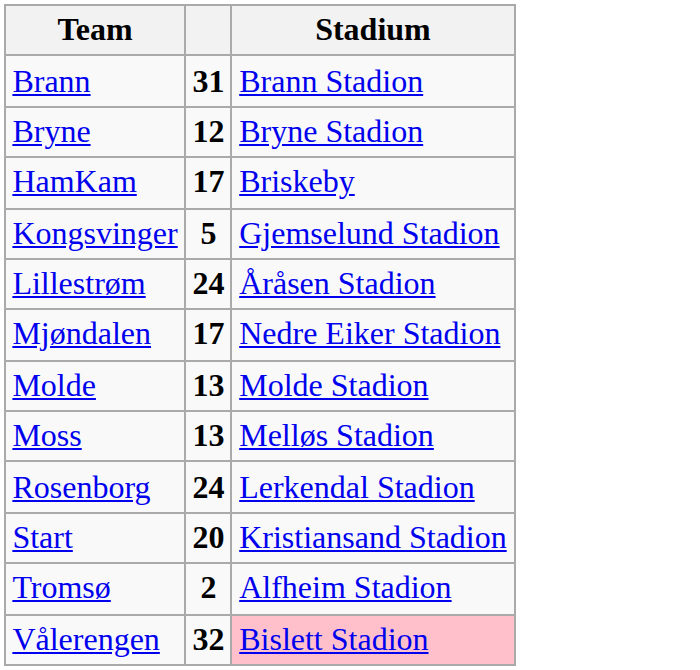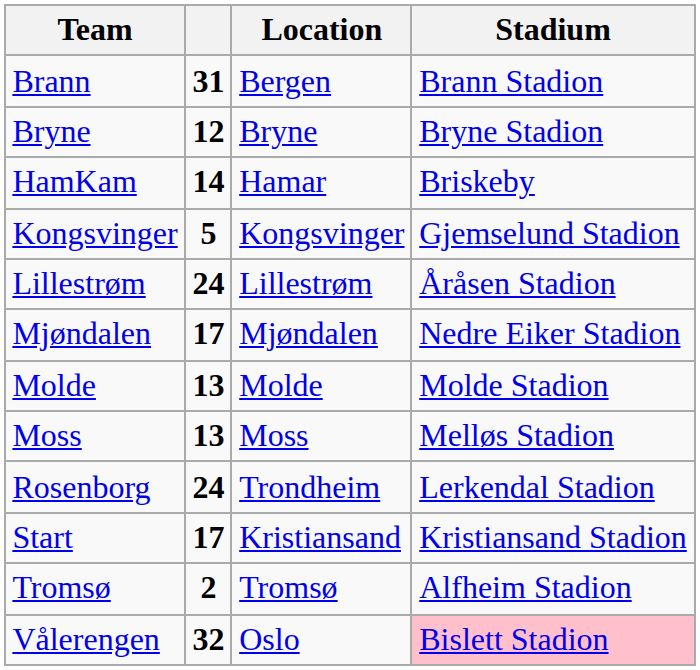+ column: (322, 29)
(208, 182) 17 -> (208, 182) 14
(208, 537) 20 -> (208, 537) 17
